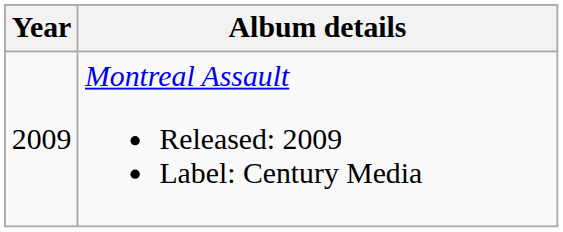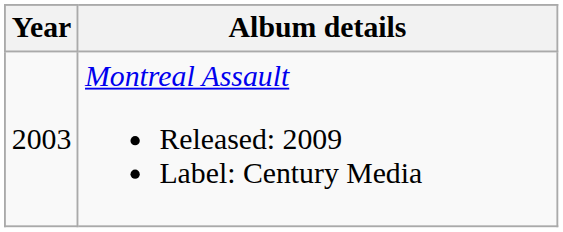(42, 138) 2009 -> (42, 138) 2003
